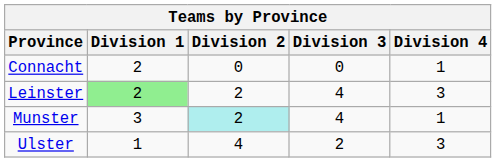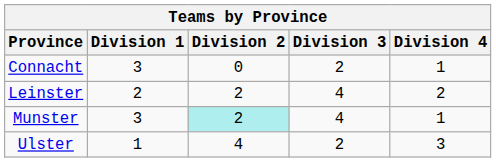(137, 68) 2 -> (137, 68) 3
(340, 68) 0 -> (340, 68) 2
(137, 94) lightgreen background -> (137, 94) no background
(441, 94) 3 -> (441, 94) 2
